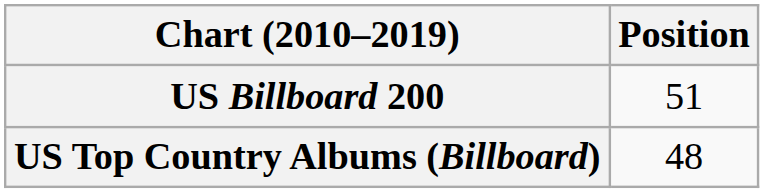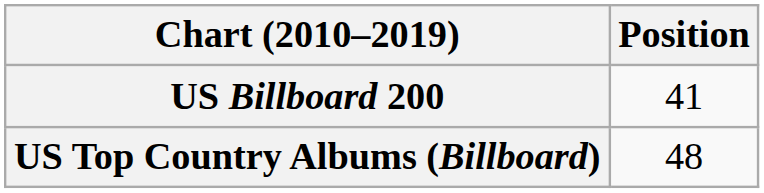(684, 95) 51 -> (684, 95) 41
